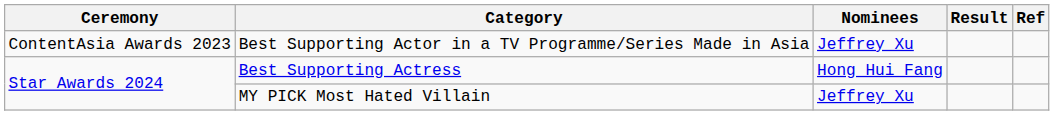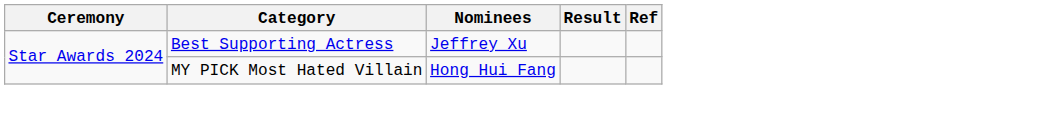- row: (524, 44)
(880, 70) Hong Hui Fang -> (478, 44) Jeffrey Xu
(865, 97) Jeffrey Xu -> (493, 70) Hong Hui Fang
